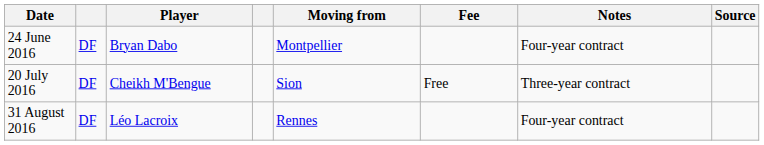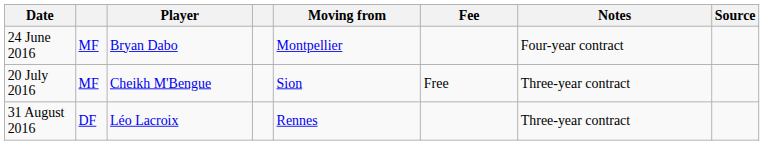(87, 45) DF -> (89, 45) MF
(87, 83) DF -> (89, 83) MF
(572, 120) Four-year contract -> (575, 120) Three-year contract
